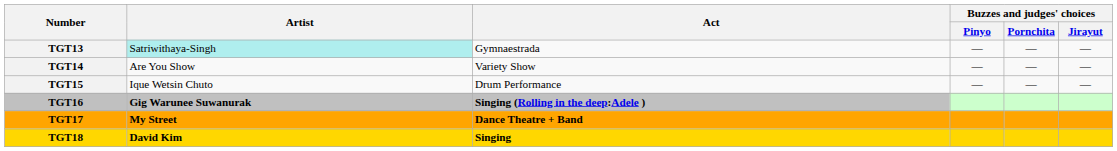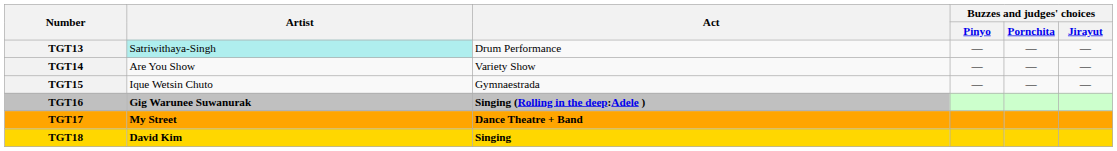(507, 48) Gymnaestrada -> (518, 48) Drum Performance
(518, 84) Drum Performance -> (507, 84) Gymnaestrada
